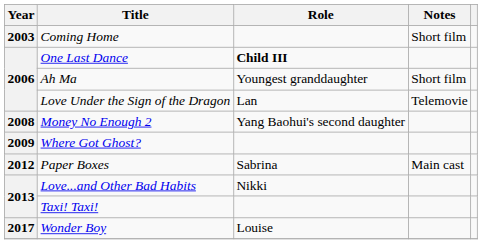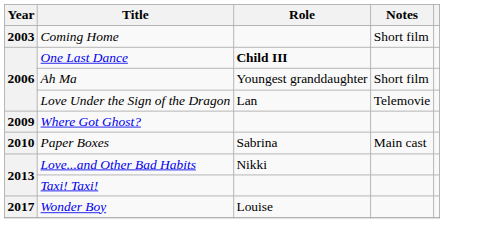- row: (96, 121)
(21, 164) 2012 -> (21, 143) 2010
